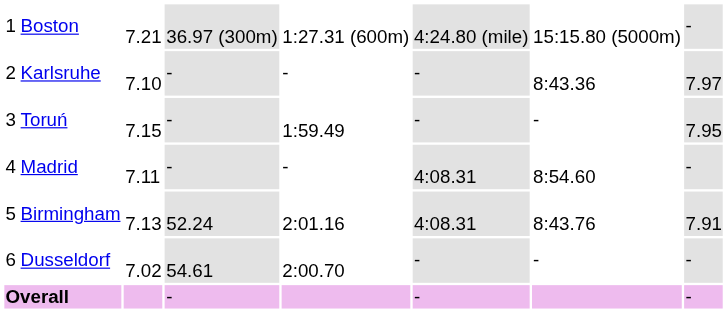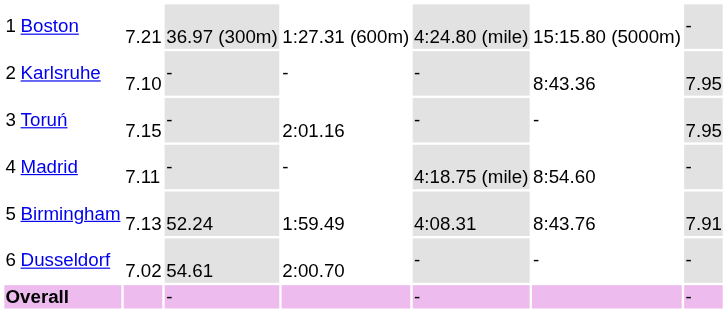(704, 83) 7.97 -> (704, 83) 7.95
(314, 130) 1:59.49 -> (314, 130) 2:01.16
(445, 177) 4:08.31 -> (471, 177) 4:18.75 (mile)
(314, 224) 2:01.16 -> (314, 224) 1:59.49
